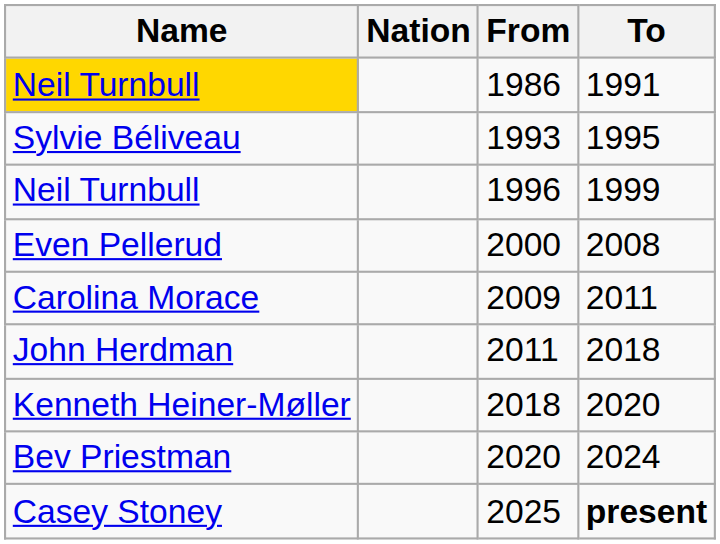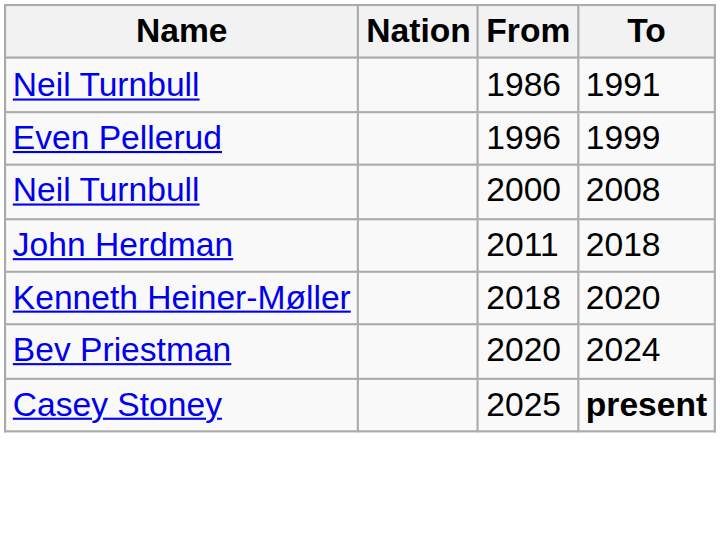(106, 84) gold background -> (106, 84) no background
- row: (524, 137)
(106, 191) Neil Turnbull -> (117, 137) Even Pellerud
(117, 244) Even Pellerud -> (106, 191) Neil Turnbull
- row: (524, 297)
